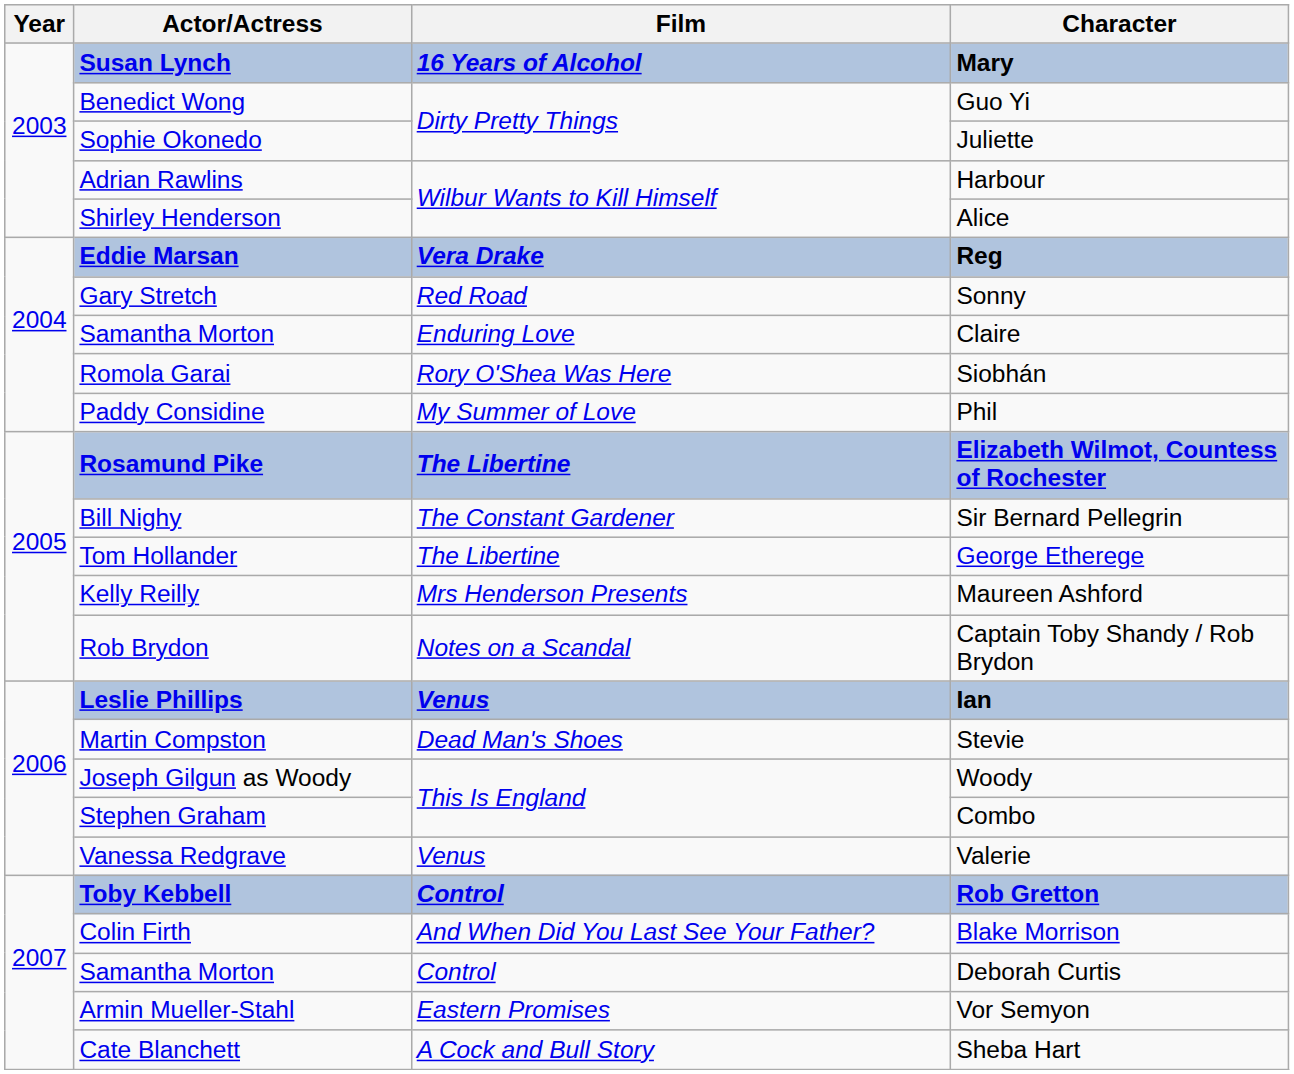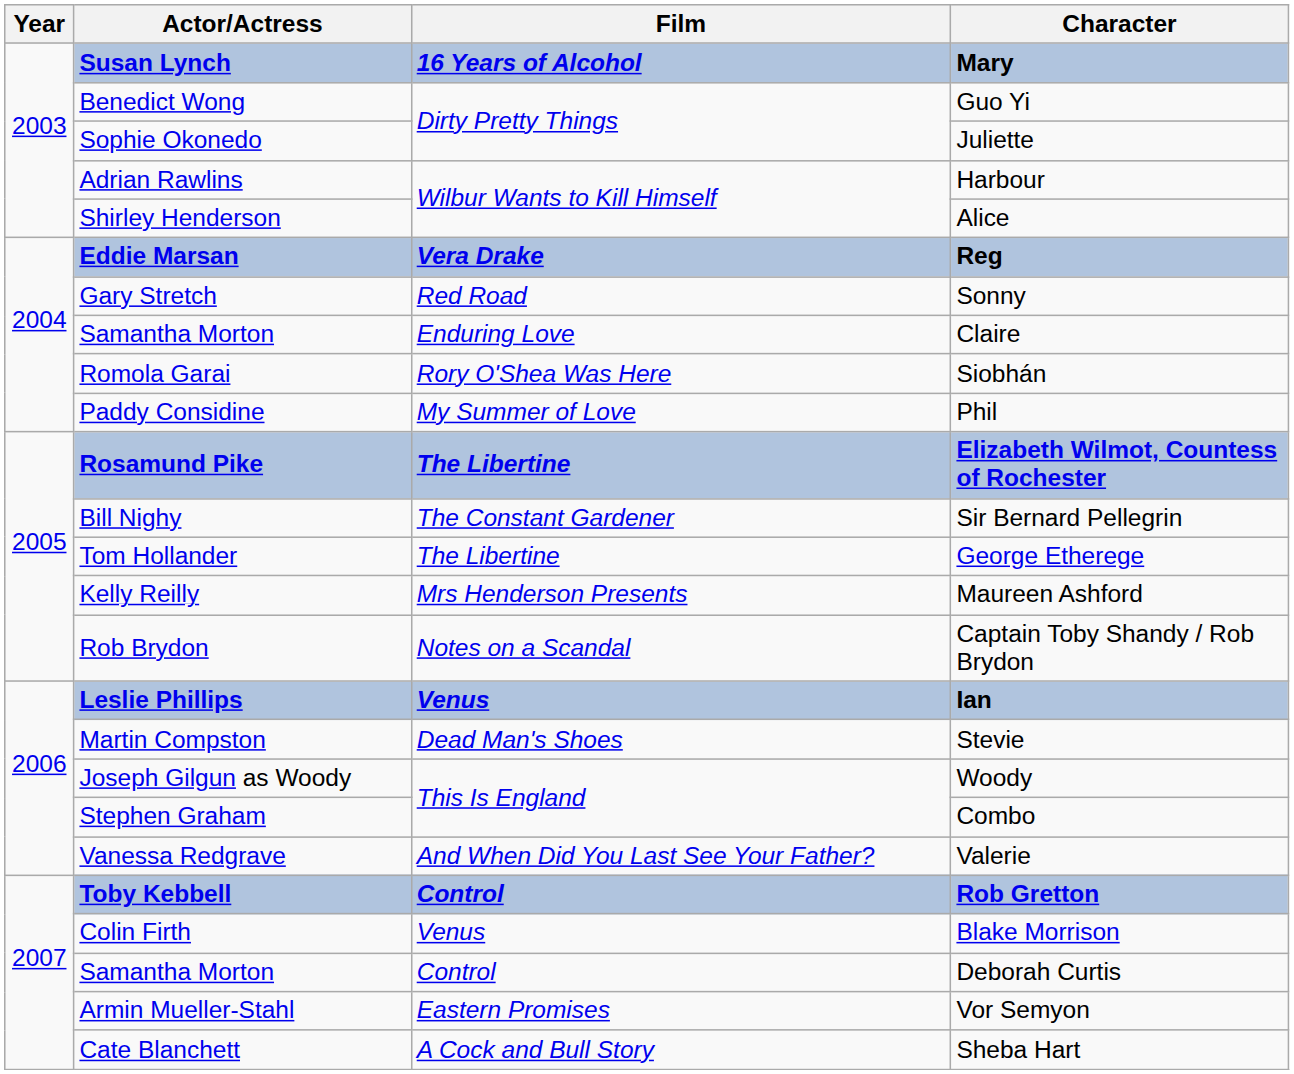(451, 855) Venus -> (646, 855) And When Did You Last See Your Father?
(646, 933) And When Did You Last See Your Father? -> (451, 933) Venus
